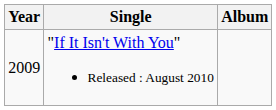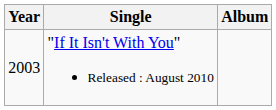(24, 67) 2009 -> (24, 67) 2003
